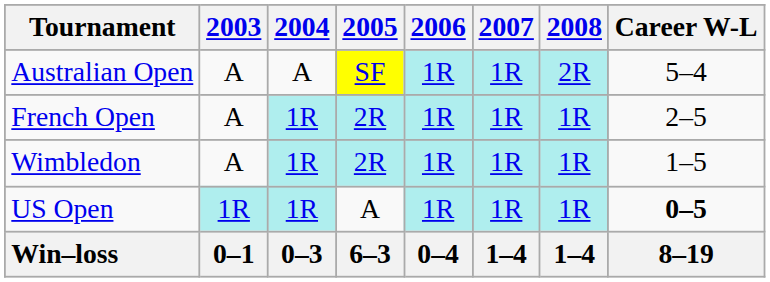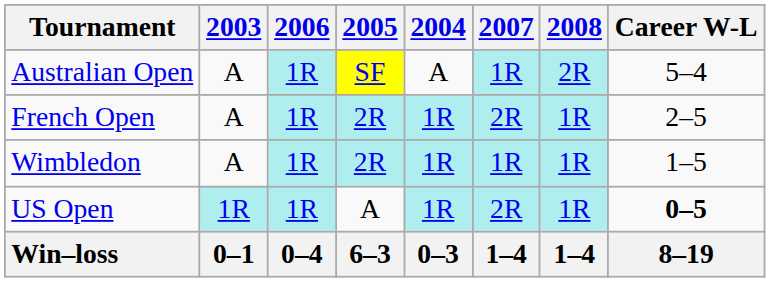columns swapped: (302, 27) <-> (438, 27)
(506, 117) 1R -> (506, 117) 2R
(506, 208) 1R -> (506, 208) 2R
